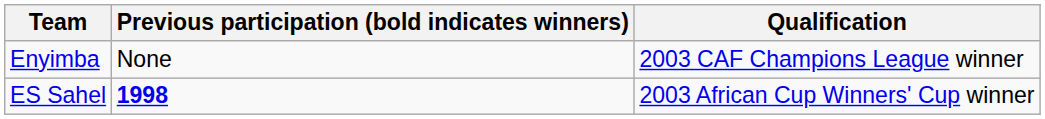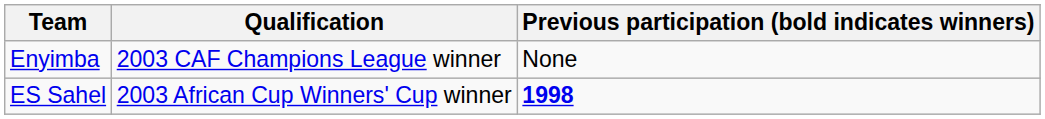columns swapped: (837, 22) <-> (373, 22)
